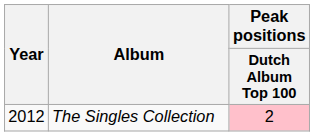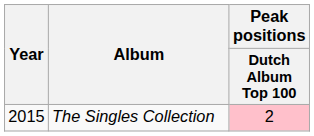(26, 117) 2012 -> (26, 117) 2015
